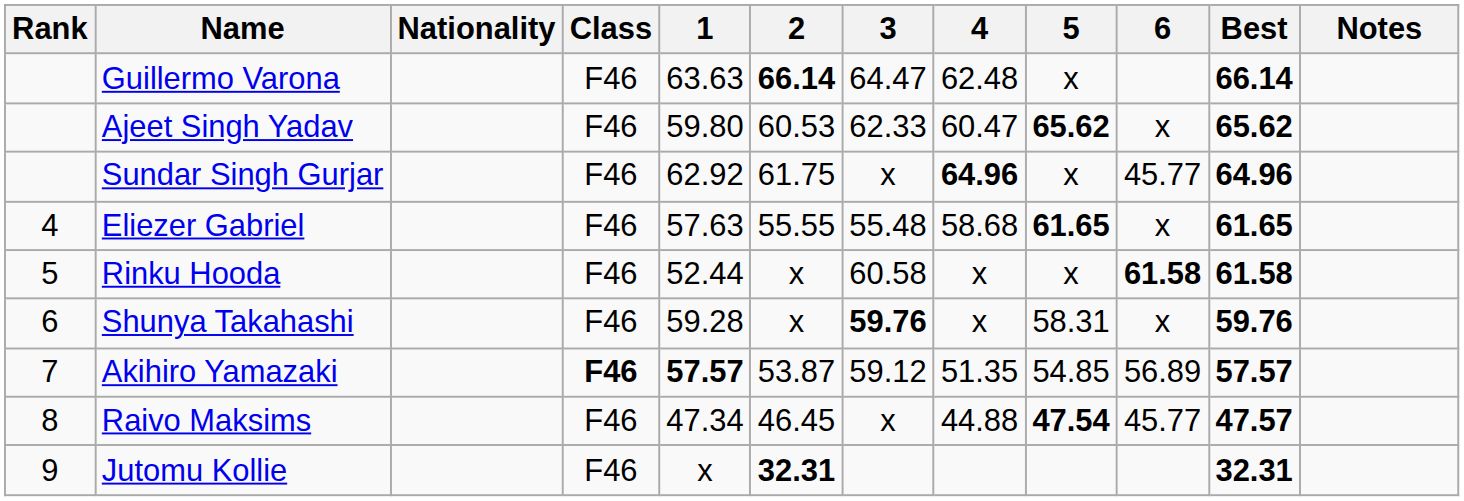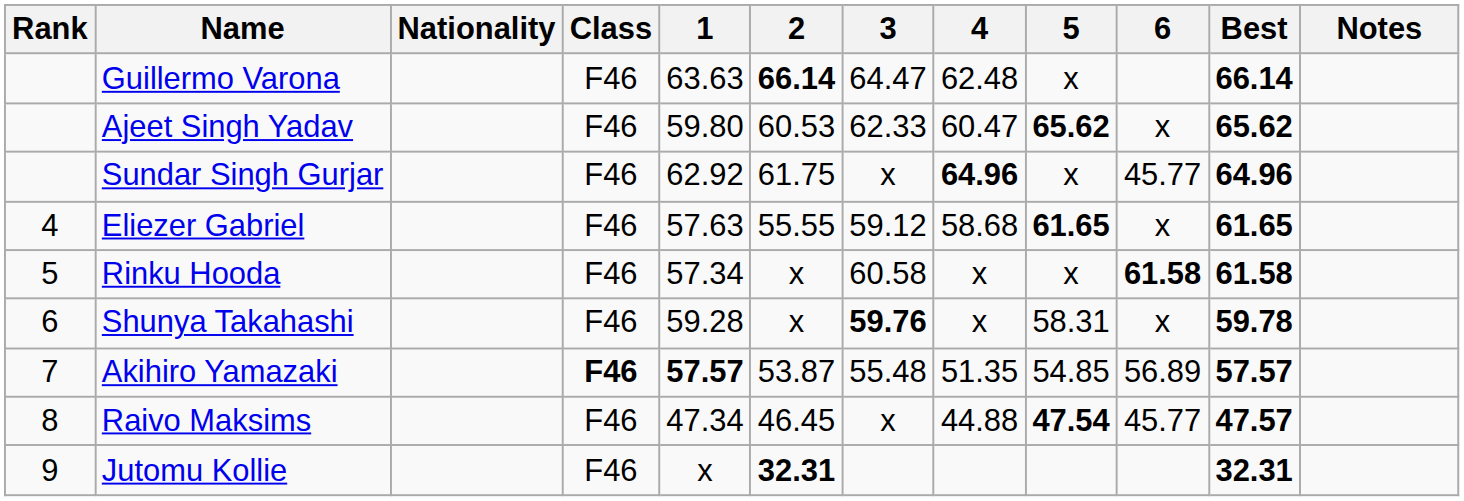(888, 224) 55.48 -> (888, 224) 59.12
(705, 273) 52.44 -> (705, 273) 57.34
(1254, 322) 59.76 -> (1254, 322) 59.78
(888, 371) 59.12 -> (888, 371) 55.48
